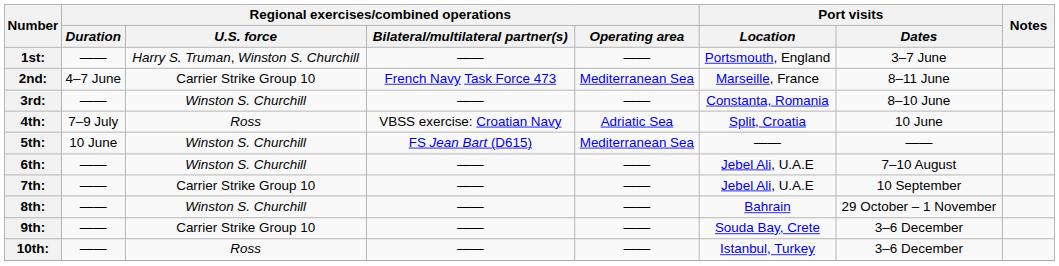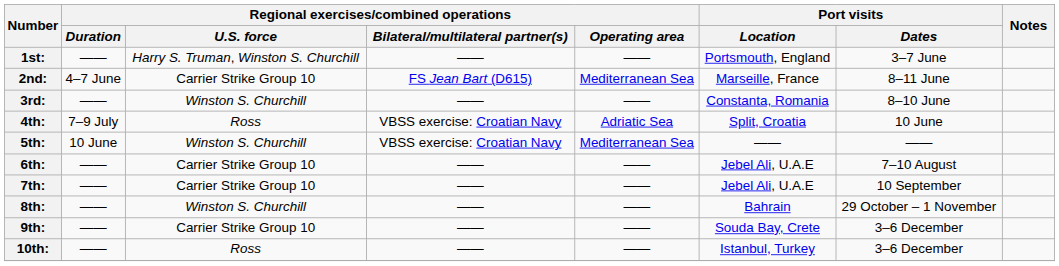(470, 79) French Navy Task Force 473 -> (470, 79) FS Jean Bart (D615)
(470, 143) FS Jean Bart (D615) -> (470, 143) VBSS exercise: Croatian Navy
(246, 164) Winston S. Churchill -> (246, 164) Carrier Strike Group 10
